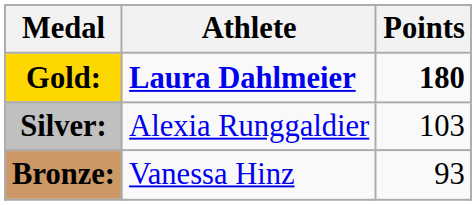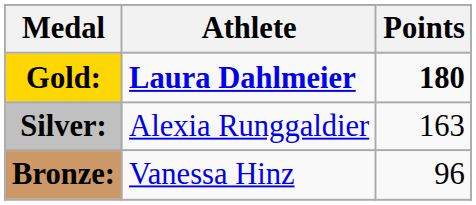(442, 125) 103 -> (442, 125) 163
(450, 174) 93 -> (450, 174) 96
